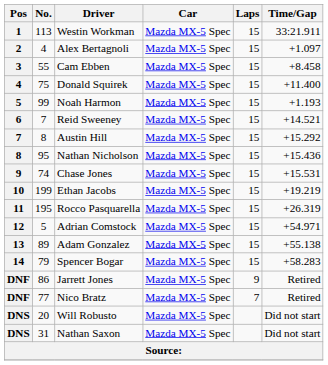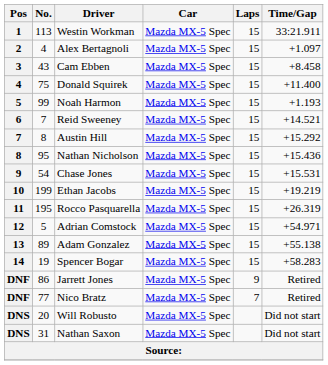(44, 66) 55 -> (44, 66) 43
(44, 173) 74 -> (44, 173) 54
(44, 262) 79 -> (44, 262) 19
